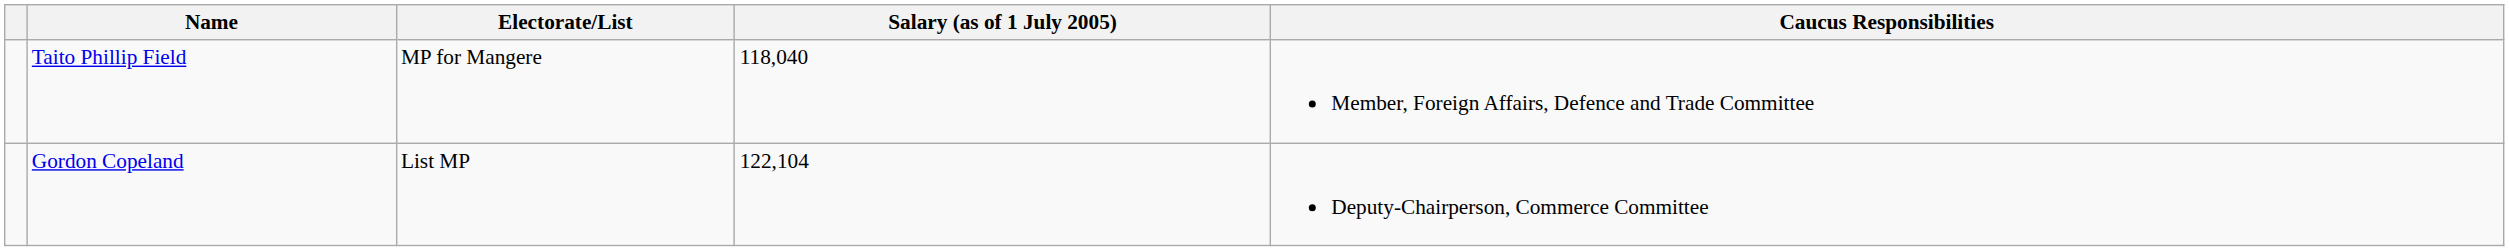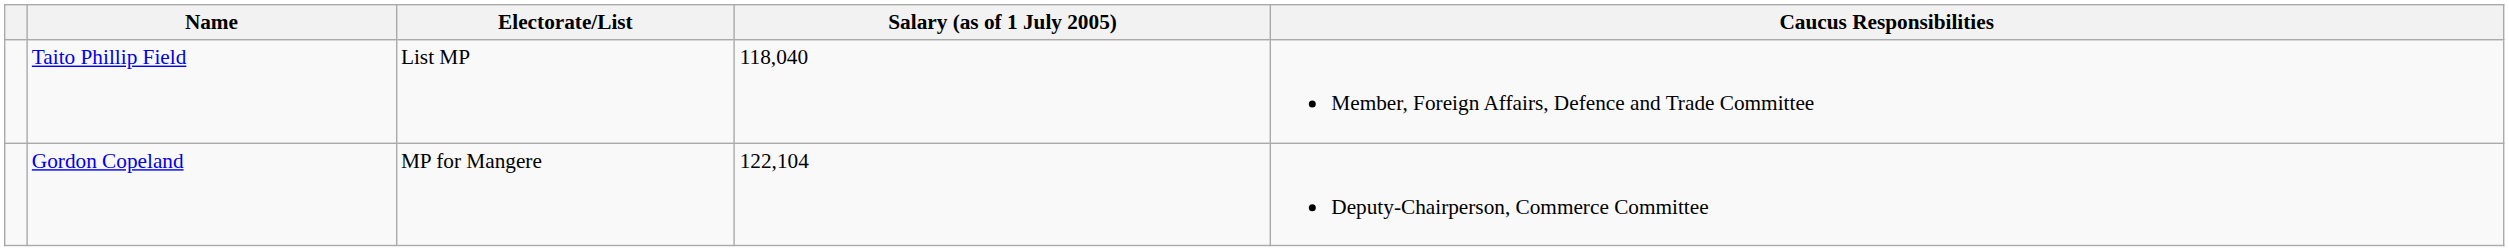(471, 57) MP for Mangere -> (436, 57) List MP
(436, 160) List MP -> (471, 160) MP for Mangere
